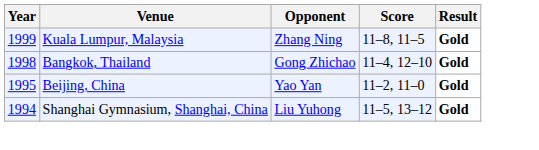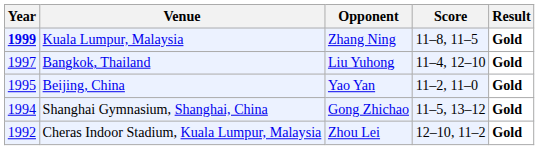(22, 39) normal -> (22, 39) bold
(22, 63) 1998 -> (22, 63) 1997
(315, 63) Gong Zhichao -> (361, 63) Liu Yuhong
(308, 109) Liu Yuhong -> (368, 109) Gong Zhichao
+ row: (182, 132)
